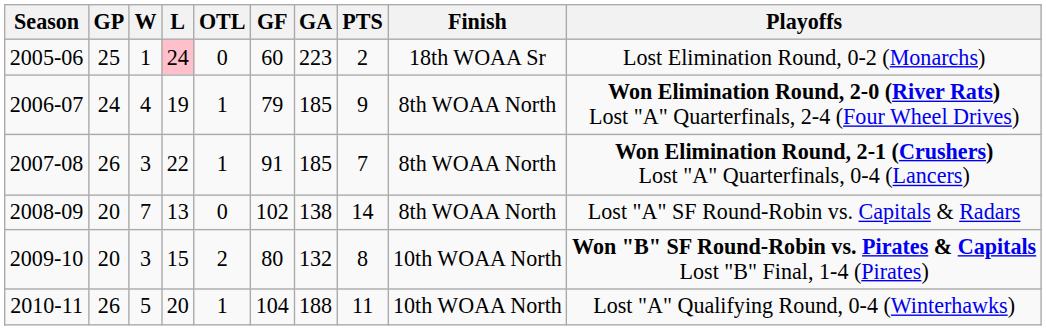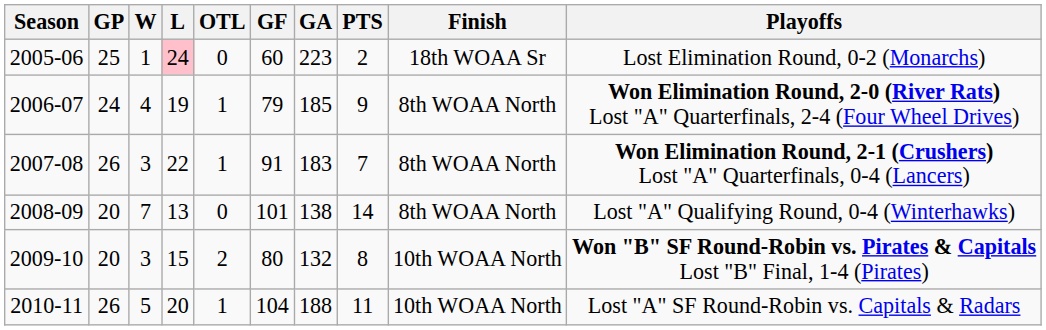(316, 164) 185 -> (316, 164) 183
(272, 211) 102 -> (272, 211) 101
(804, 211) Lost "A" SF Round-Robin vs. Capitals & Radars -> (804, 211) Lost "A" Qualifying Round, 0-4 (Winterhawks)
(804, 306) Lost "A" Qualifying Round, 0-4 (Winterhawks) -> (804, 306) Lost "A" SF Round-Robin vs. Capitals & Radars
